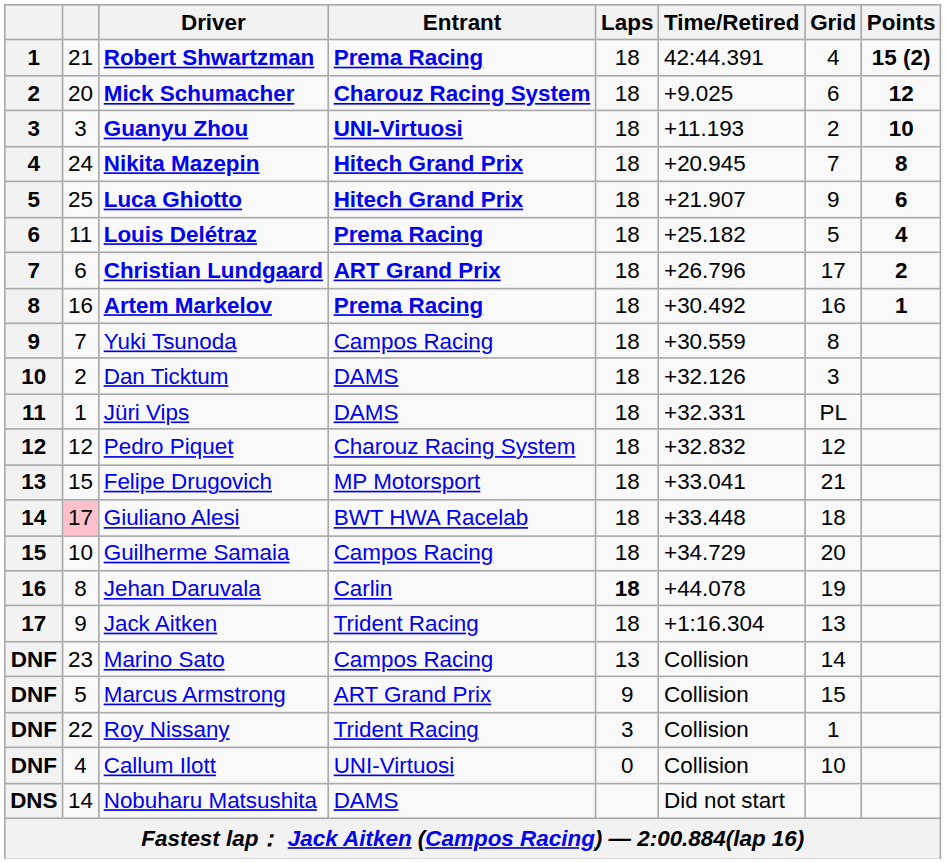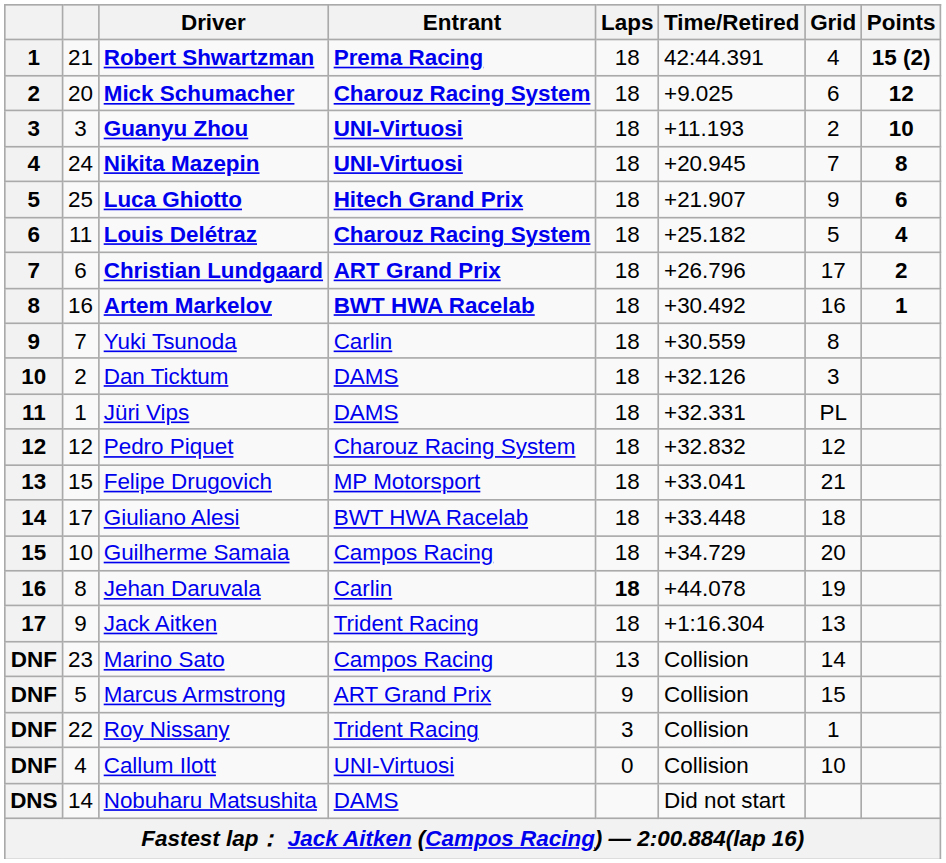(428, 164) Hitech Grand Prix -> (398, 164) UNI-Virtuosi
(408, 234) Prema Racing -> (462, 234) Charouz Racing System
(408, 305) Prema Racing -> (434, 305) BWT HWA Racelab
(413, 340) Campos Racing -> (363, 340) Carlin
(81, 517) pink background -> (81, 517) no background
